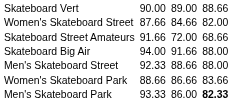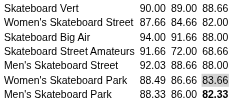rows swapped: (47, 51) <-> (69, 37)
(153, 66) 92.33 -> (153, 66) 92.03
(153, 80) 88.66 -> (153, 80) 88.49
(215, 80) no background -> (215, 80) lightgrey background
(153, 94) 93.33 -> (153, 94) 88.33
